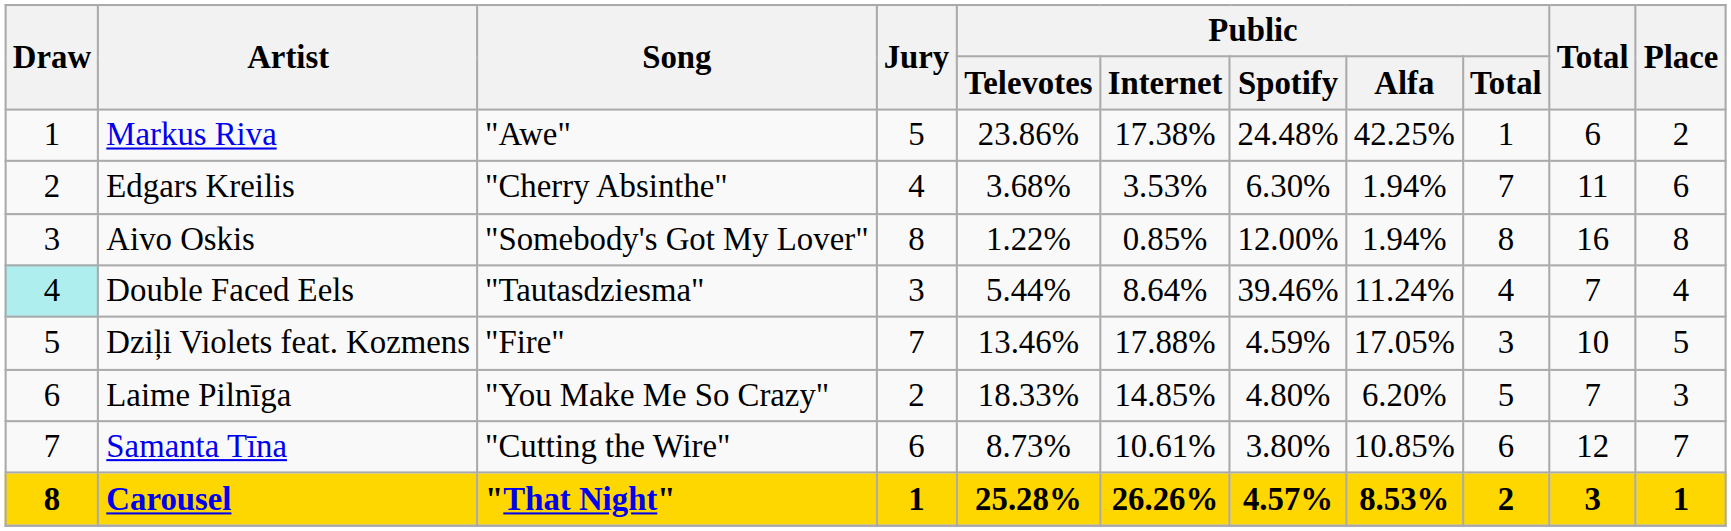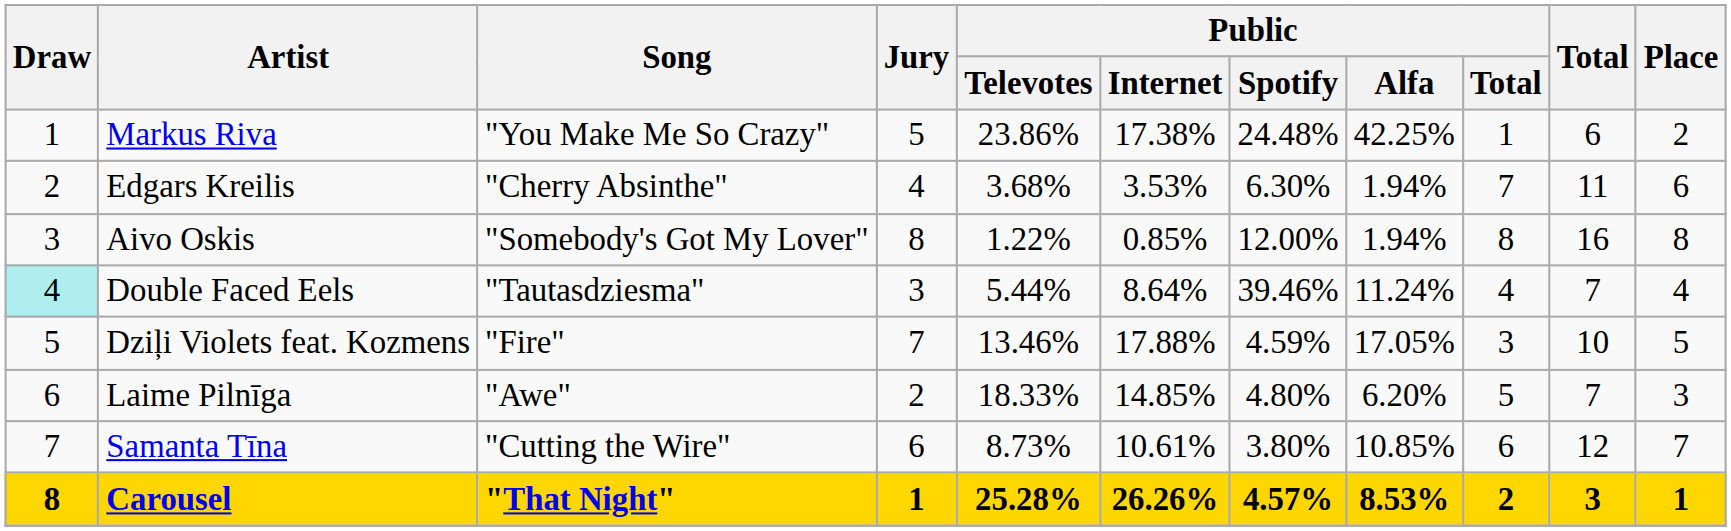(528, 134) "Awe" -> (657, 134) "You Make Me So Crazy"
(657, 394) "You Make Me So Crazy" -> (528, 394) "Awe"
